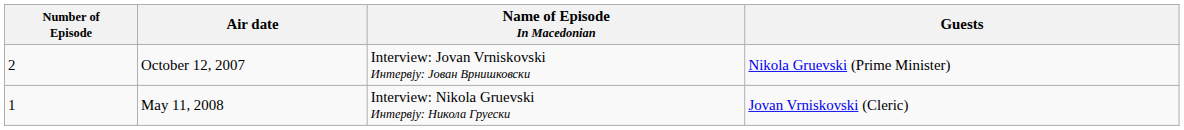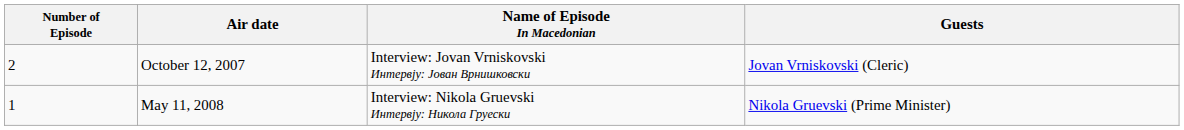(849, 65) Nikola Gruevski (Prime Minister) -> (828, 65) Jovan Vrniskovski (Cleric)
(828, 105) Jovan Vrniskovski (Cleric) -> (849, 105) Nikola Gruevski (Prime Minister)
